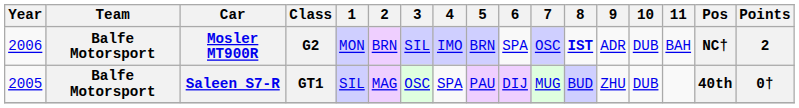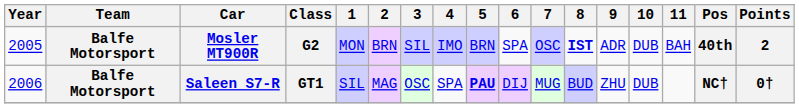(25, 46) 2006 -> (25, 46) 2005
(715, 46) NC† -> (715, 46) 40th
(25, 84) 2005 -> (25, 84) 2006
(482, 84) normal -> (482, 84) bold
(715, 84) 40th -> (715, 84) NC†
